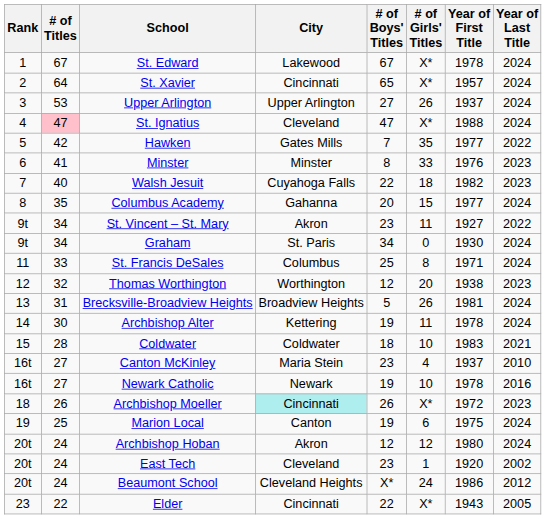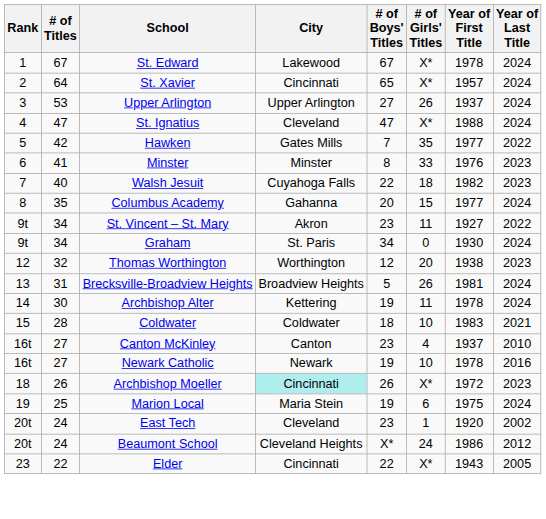(60, 123) pink background -> (60, 123) no background
- row: (168, 263)
(311, 363) Maria Stein -> (311, 343) Canton
(311, 423) Canton -> (311, 403) Maria Stein
- row: (168, 443)
